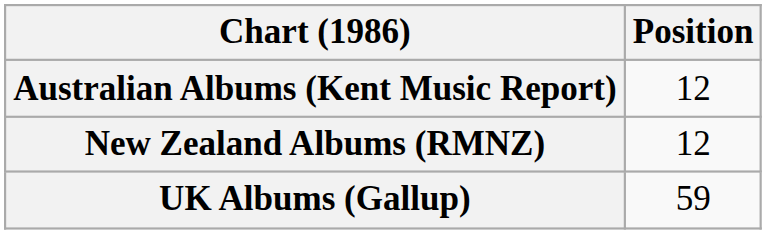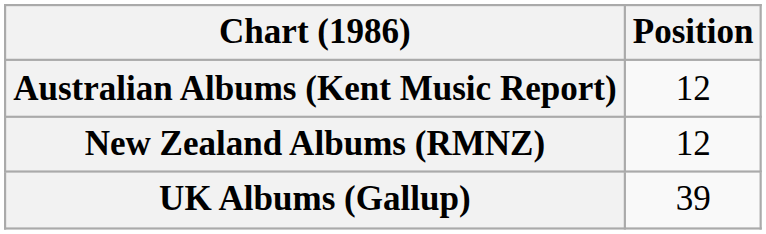(693, 198) 59 -> (693, 198) 39
